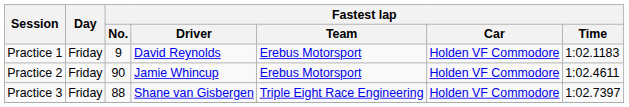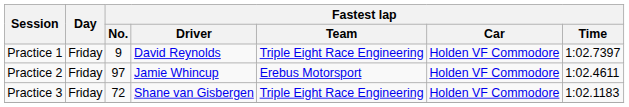(311, 54) Erebus Motorsport -> (342, 54) Triple Eight Race Engineering
(592, 54) 1:02.1183 -> (593, 54) 1:02.7397
(118, 73) 90 -> (118, 73) 97
(118, 93) 88 -> (118, 93) 72
(593, 93) 1:02.7397 -> (592, 93) 1:02.1183
